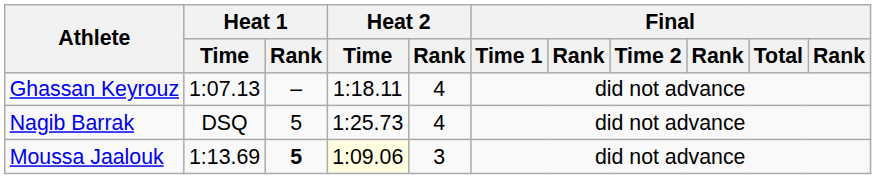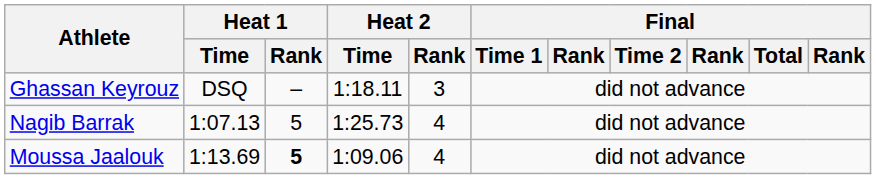(225, 89) 1:07.13 -> (225, 89) DSQ
(439, 89) 4 -> (439, 89) 3
(225, 123) DSQ -> (225, 123) 1:07.13
(368, 157) lightyellow background -> (368, 157) no background
(439, 157) 3 -> (439, 157) 4
